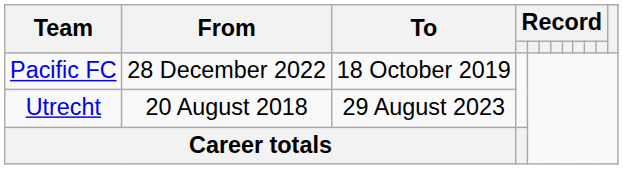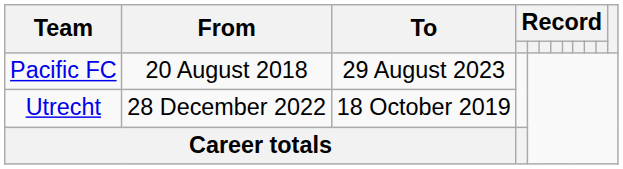(227, 70) 28 December 2022 -> (227, 70) 20 August 2018
(424, 70) 18 October 2019 -> (424, 70) 29 August 2023
(227, 107) 20 August 2018 -> (227, 107) 28 December 2022
(424, 107) 29 August 2023 -> (424, 107) 18 October 2019
